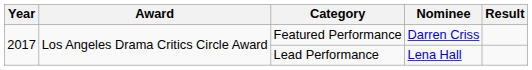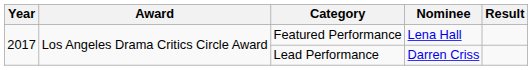(443, 34) Darren Criss -> (435, 34) Lena Hall
(435, 55) Lena Hall -> (443, 55) Darren Criss
